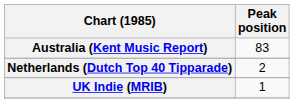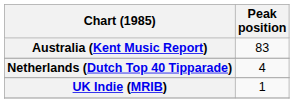(262, 68) 2 -> (262, 68) 4
